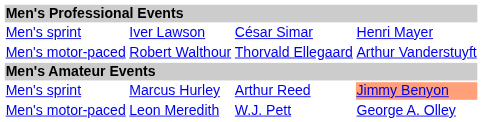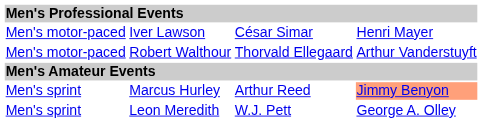(43, 32) Men's sprint -> (66, 32) Men's motor-paced
(66, 110) Men's motor-paced -> (43, 110) Men's sprint
